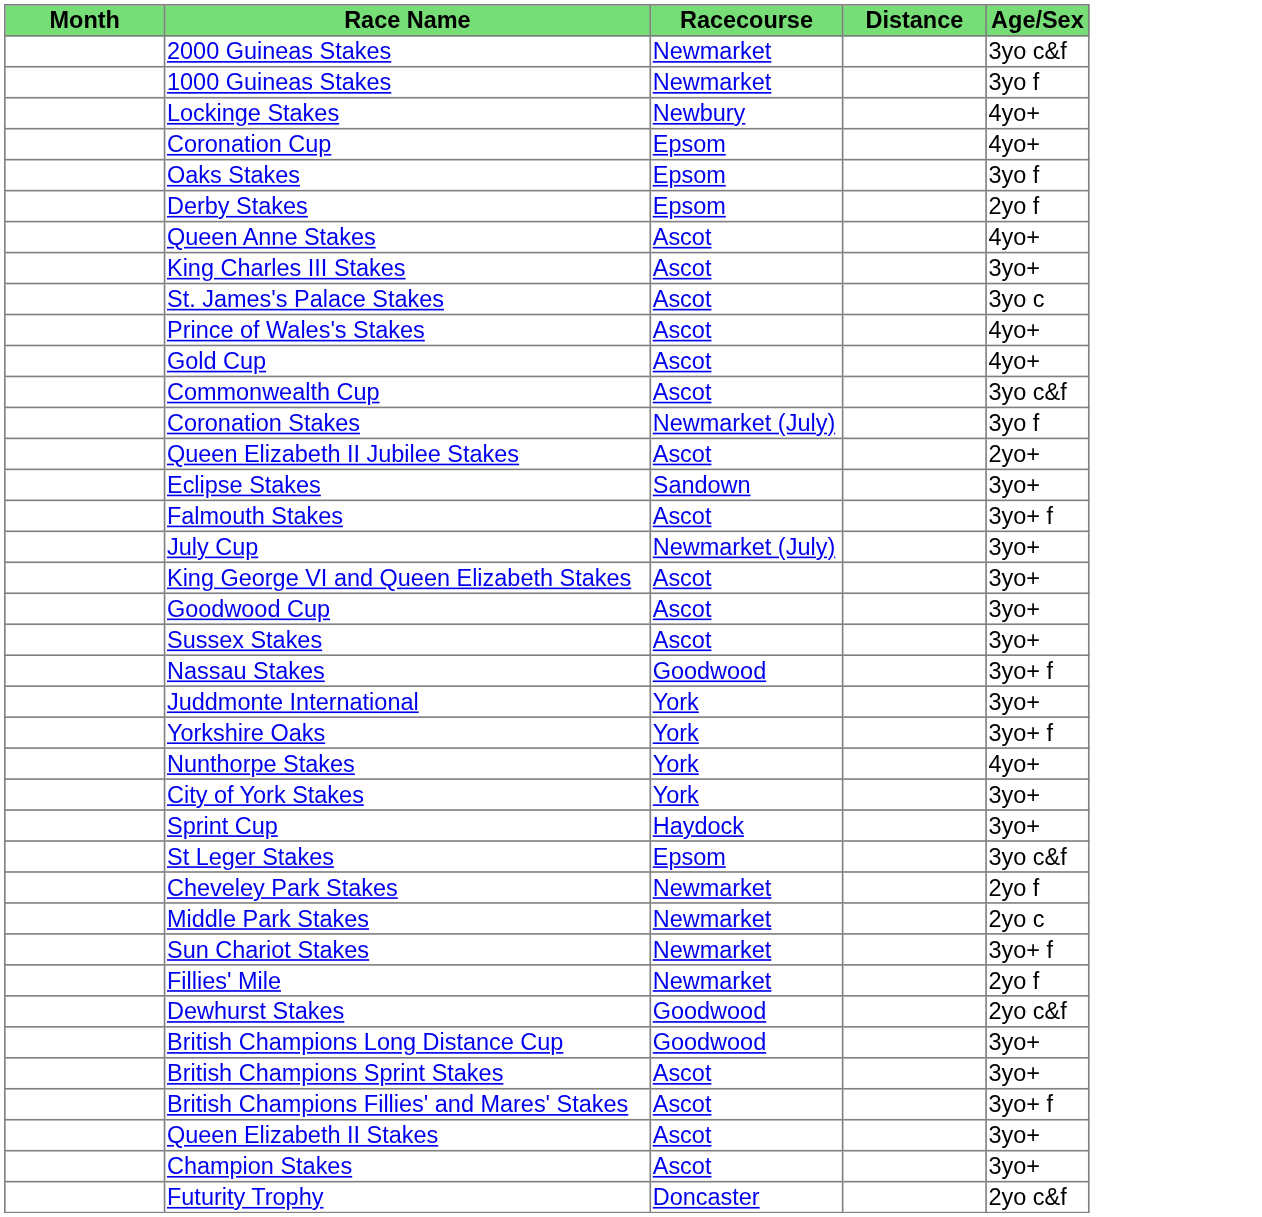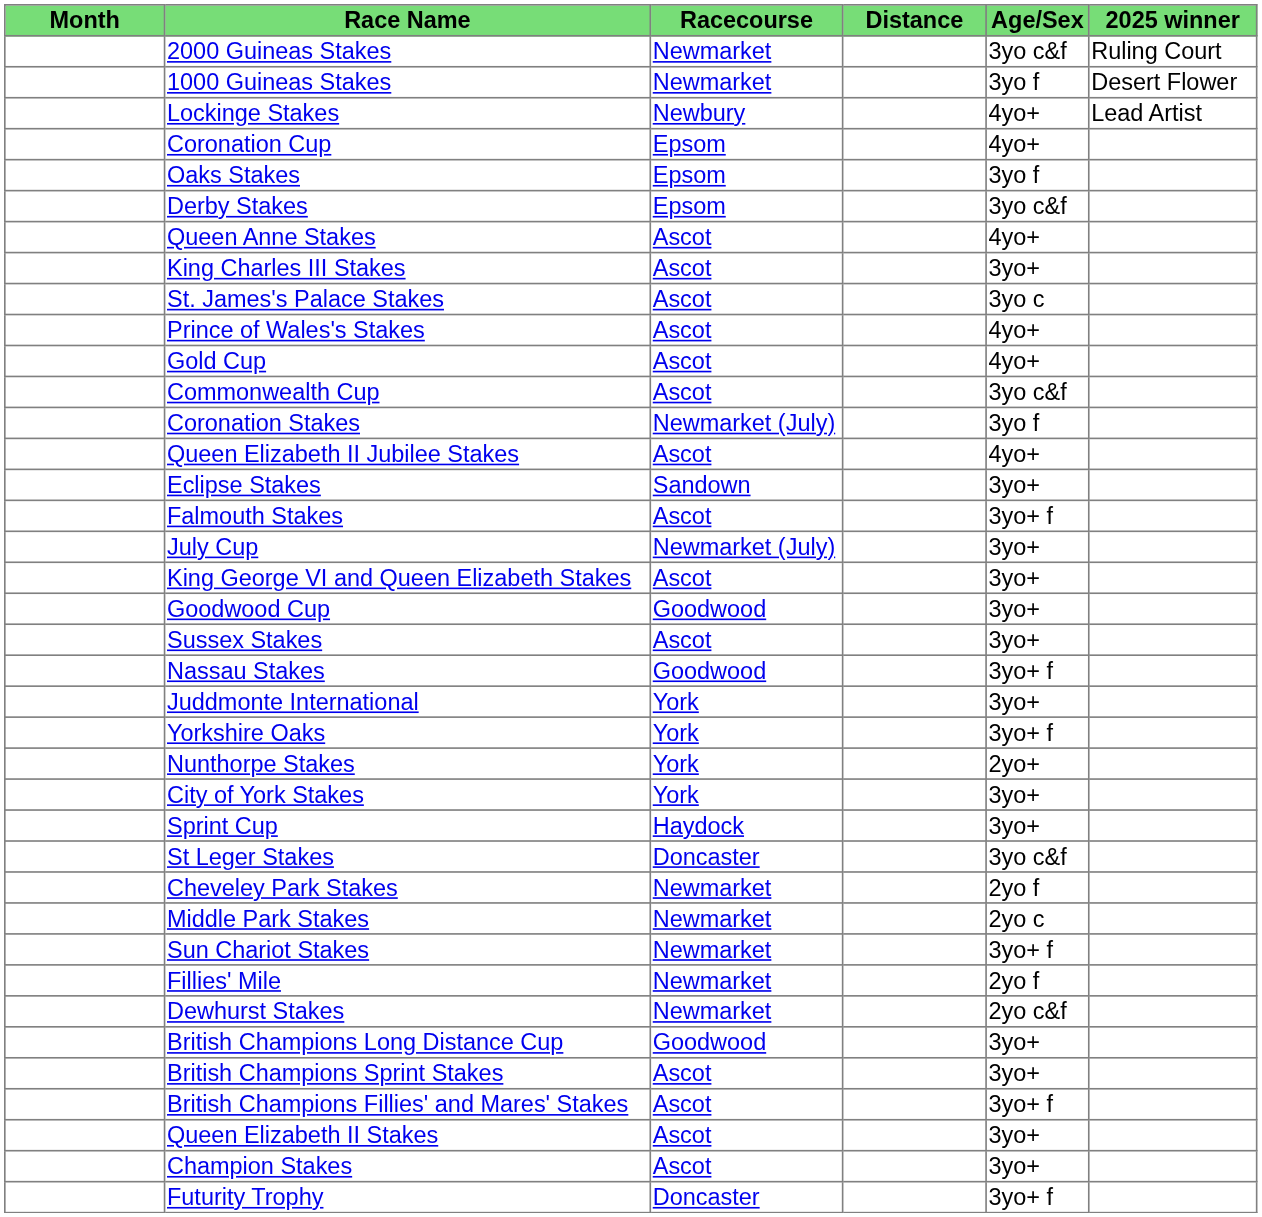+ column: (1173, 20)
(1014, 206) 2yo f -> (1028, 206) 3yo c&f
(1014, 454) 2yo+ -> (1014, 454) 4yo+
(682, 609) Ascot -> (709, 609) Goodwood
(1014, 764) 4yo+ -> (1014, 764) 2yo+
(689, 856) Epsom -> (706, 856) Doncaster
(709, 1011) Goodwood -> (712, 1011) Newmarket
(1028, 1197) 2yo c&f -> (1021, 1197) 3yo+ f
